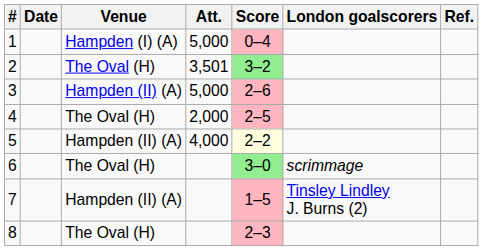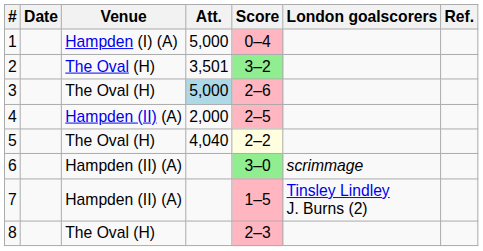(124, 91) Hampden (II) (A) -> (110, 91) The Oval (H)
(209, 91) no background -> (209, 91) lightblue background
(110, 116) The Oval (H) -> (124, 116) Hampden (II) (A)
(124, 141) Hampden (II) (A) -> (110, 141) The Oval (H)
(209, 141) 4,000 -> (209, 141) 4,040
(110, 166) The Oval (H) -> (124, 166) Hampden (II) (A)
